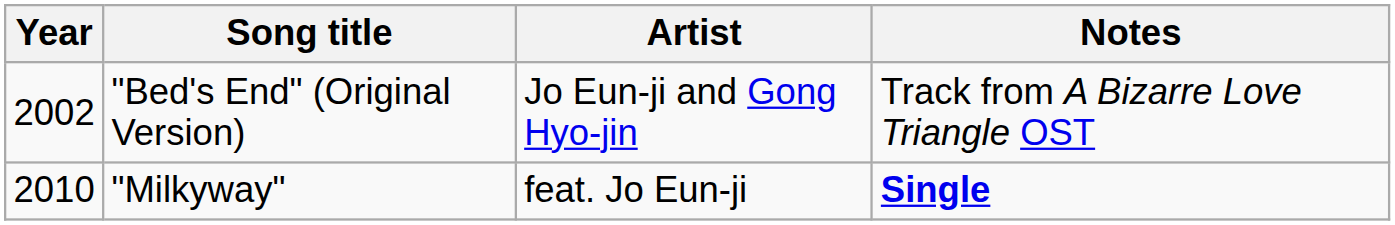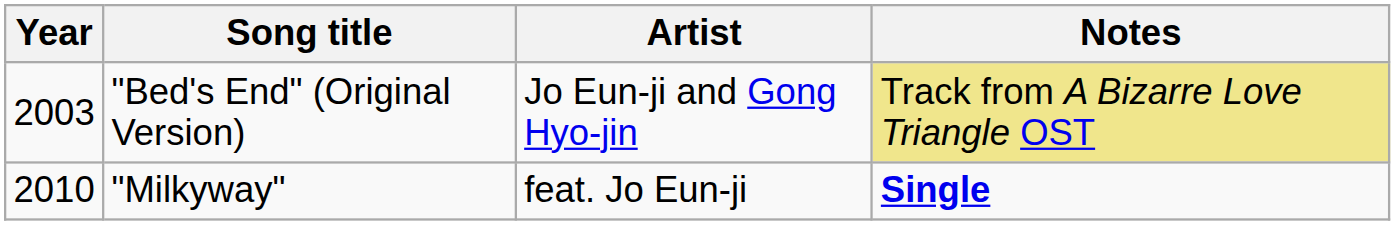(54, 111) 2002 -> (54, 111) 2003
(1091, 111) no background -> (1091, 111) khaki background
